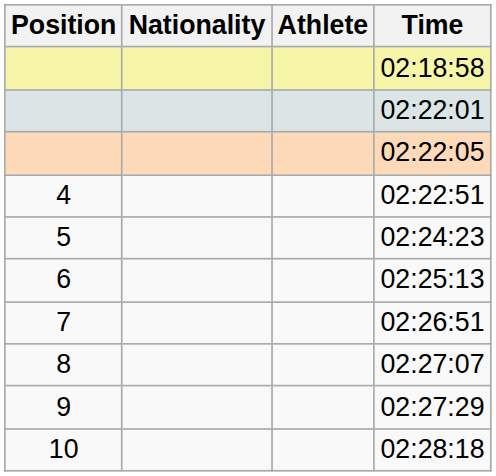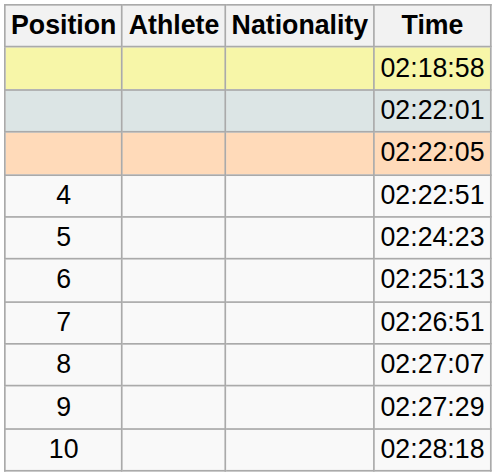columns swapped: (323, 25) <-> (197, 25)
